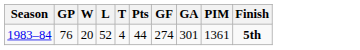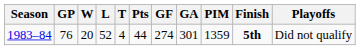+ column: (313, 14)
(217, 34) 1361 -> (217, 34) 1359
